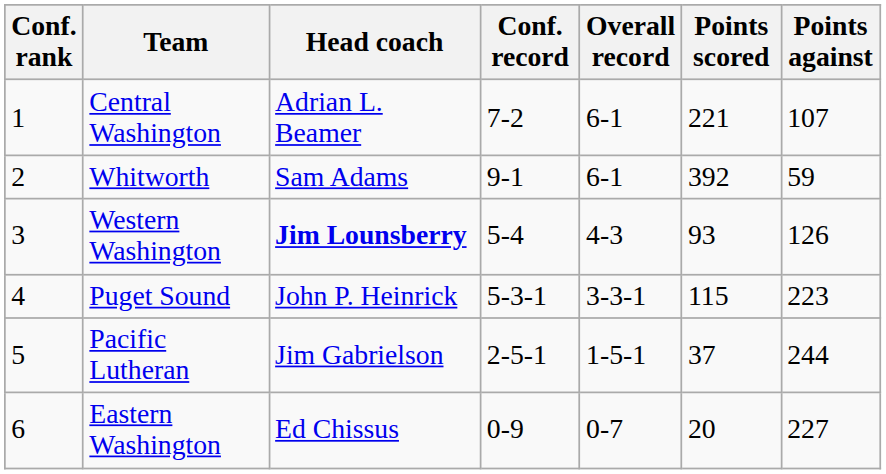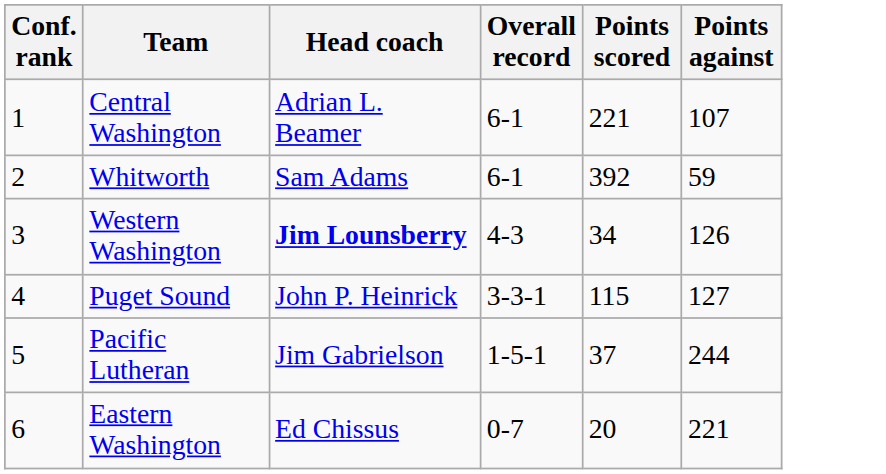- column: (530, 42)
(702, 235) 93 -> (603, 235) 34
(808, 295) 223 -> (709, 295) 127
(808, 429) 227 -> (709, 429) 221
